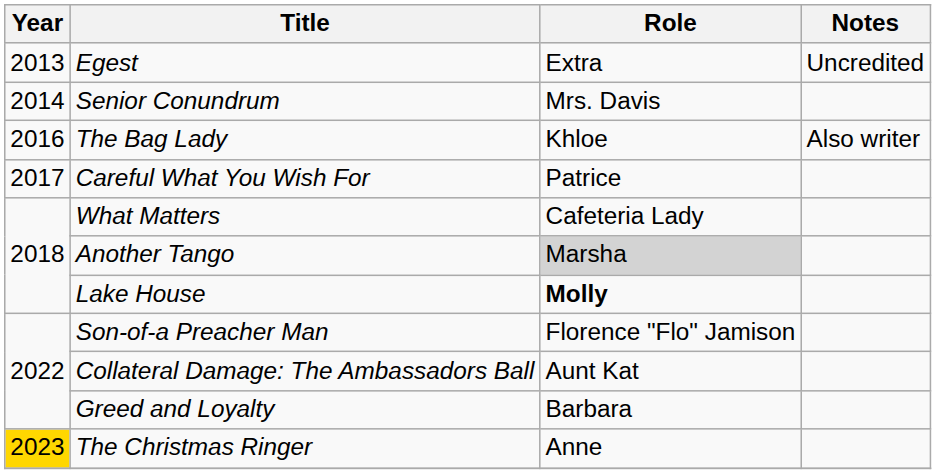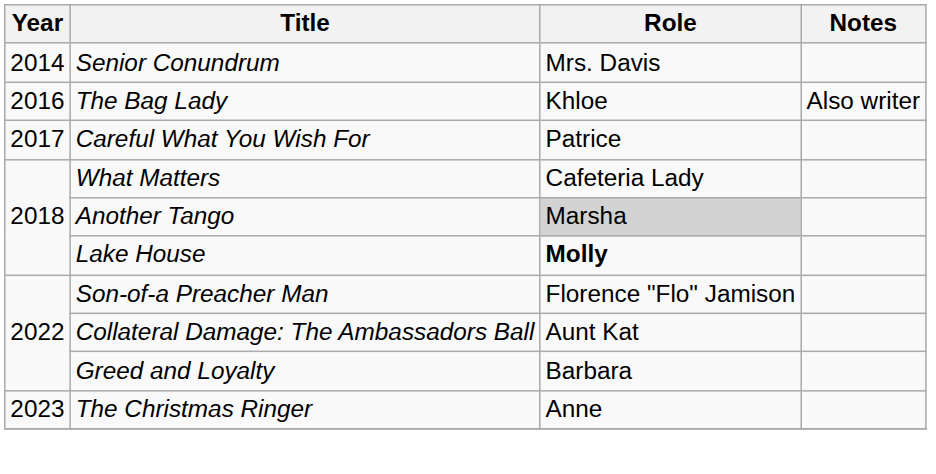- row: (107, 62)
(37, 448) gold background -> (37, 409) no background
